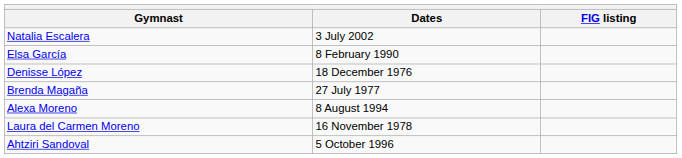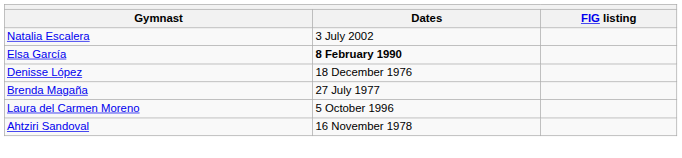(357, 54) normal -> (359, 54) bold
- row: (42, 108)
(364, 126) 16 November 1978 -> (355, 108) 5 October 1996
(355, 144) 5 October 1996 -> (364, 126) 16 November 1978
